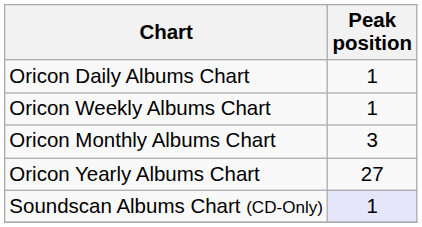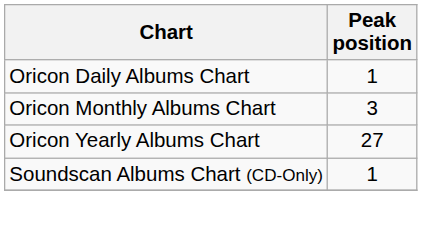- row: (140, 108)
(372, 206) lavender background -> (372, 173) no background
